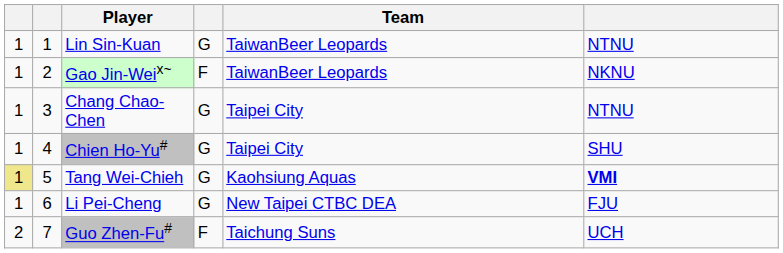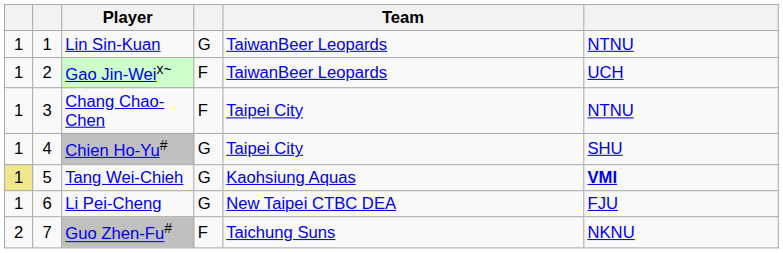(611, 72) NKNU -> (606, 72) UCH
(204, 110) G -> (203, 110) F
(606, 232) UCH -> (611, 232) NKNU
